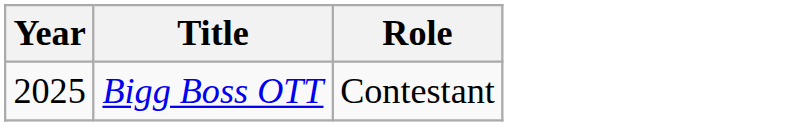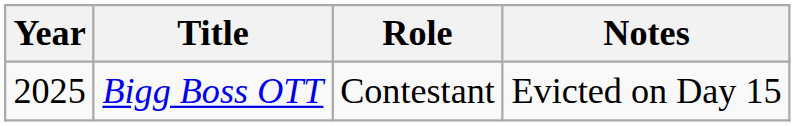+ column: (647, 33)
